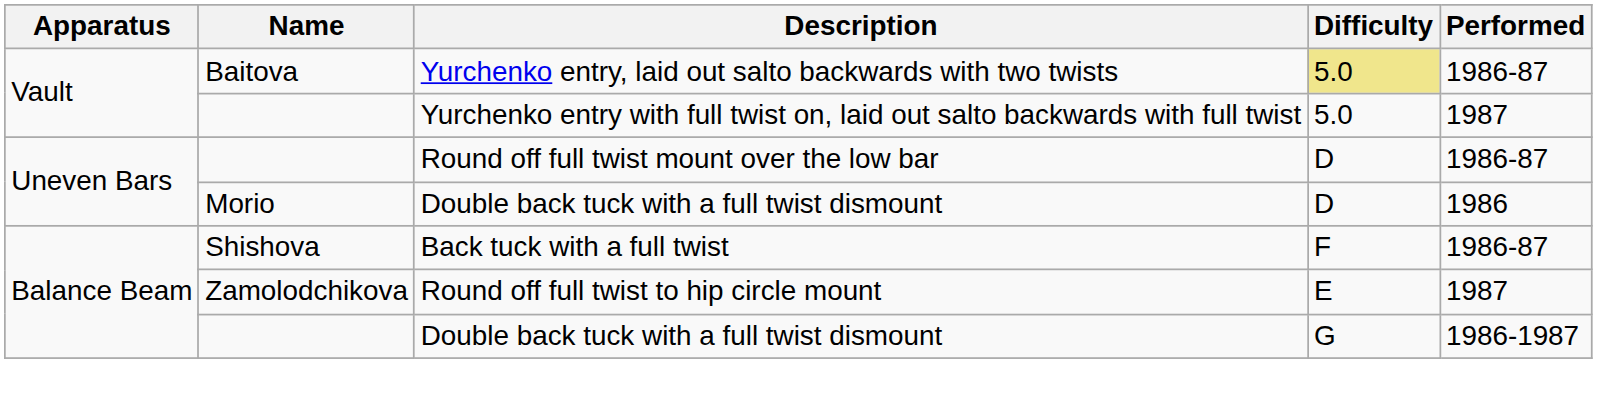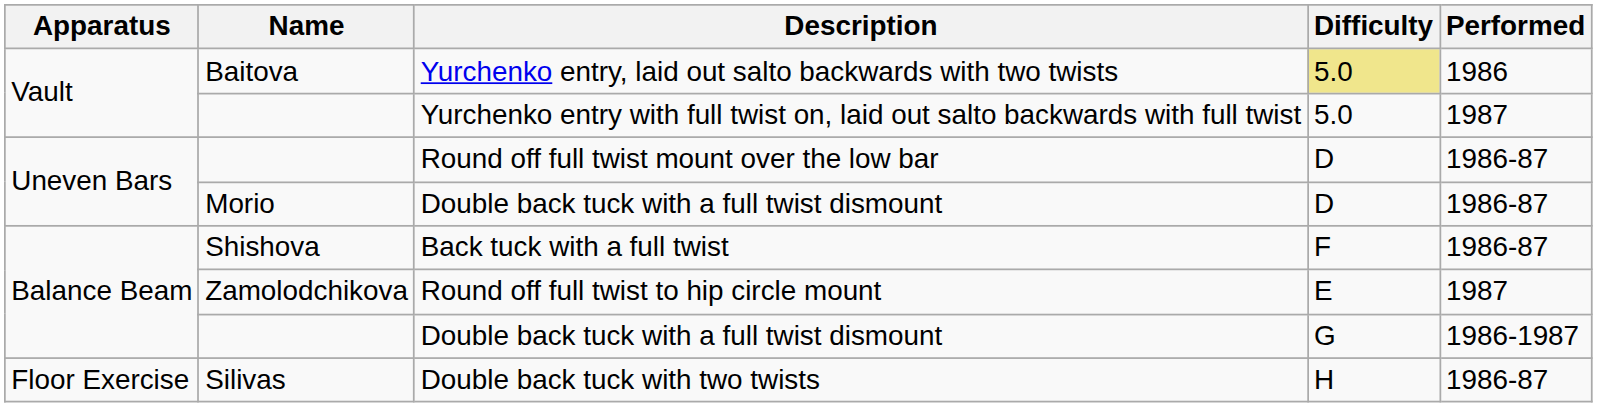(1497, 70) 1986-87 -> (1477, 70) 1986
(1477, 203) 1986 -> (1497, 203) 1986-87
+ row: (245, 379)
